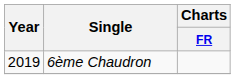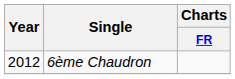(24, 62) 2019 -> (24, 62) 2012
